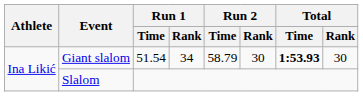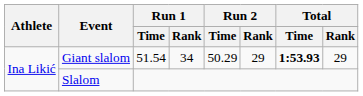(222, 58) 58.79 -> (222, 58) 50.29
(258, 58) 30 -> (258, 58) 29
(340, 58) 30 -> (340, 58) 29
